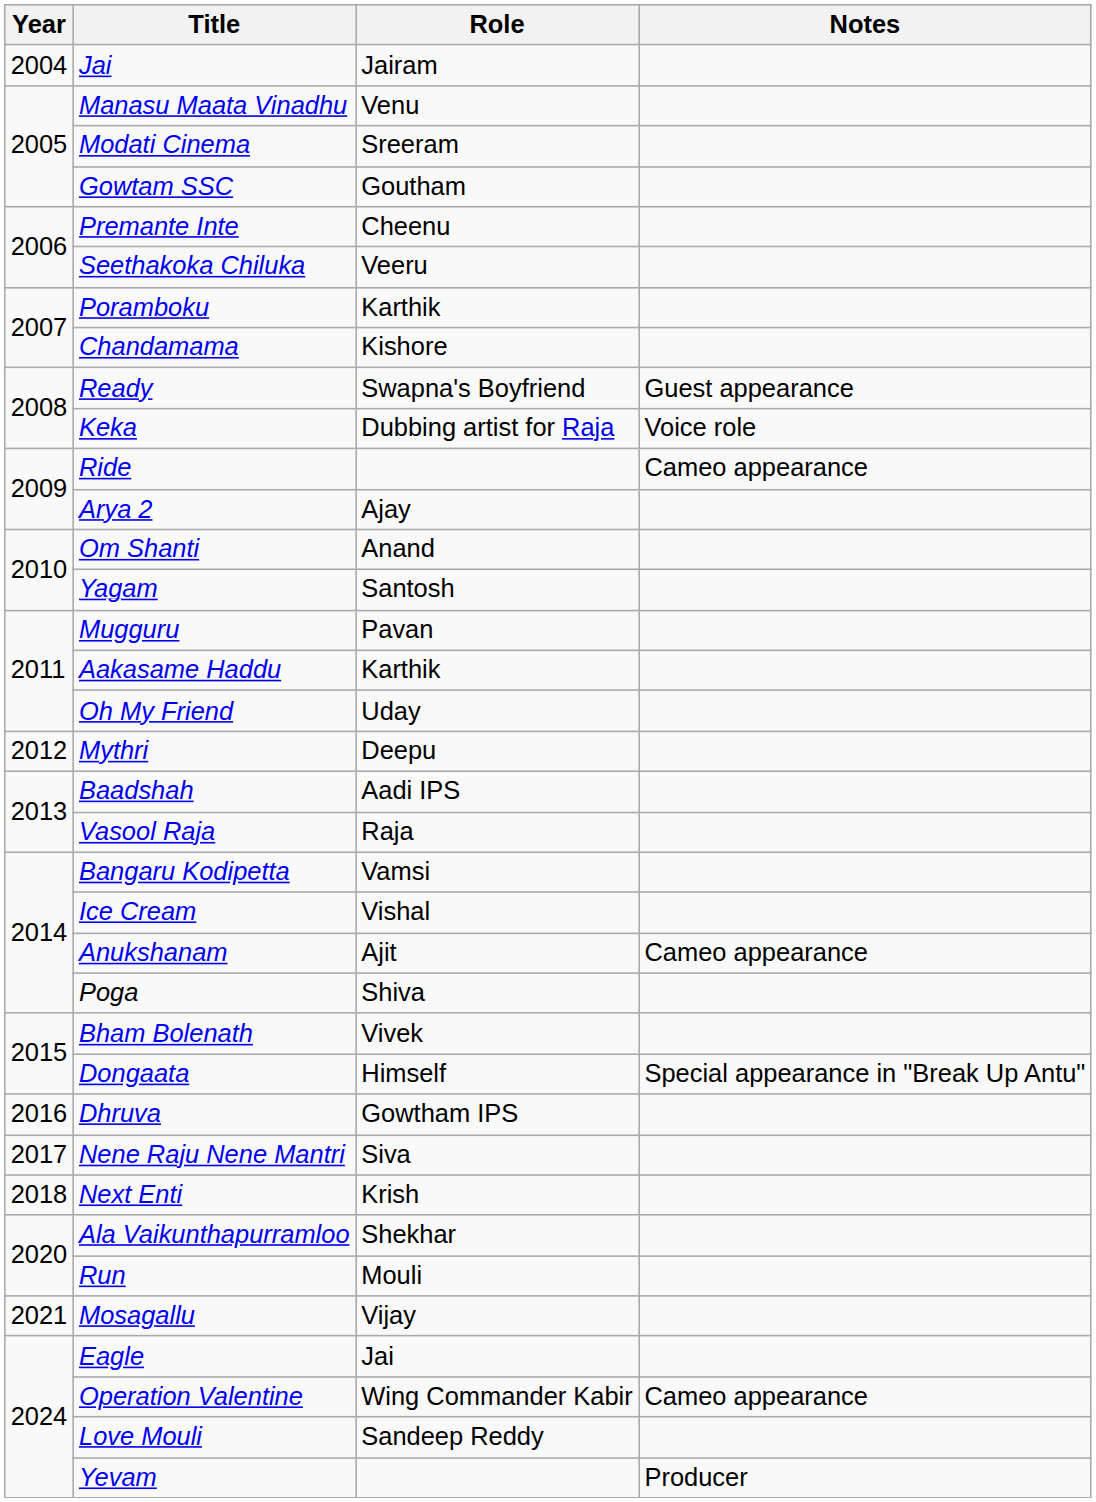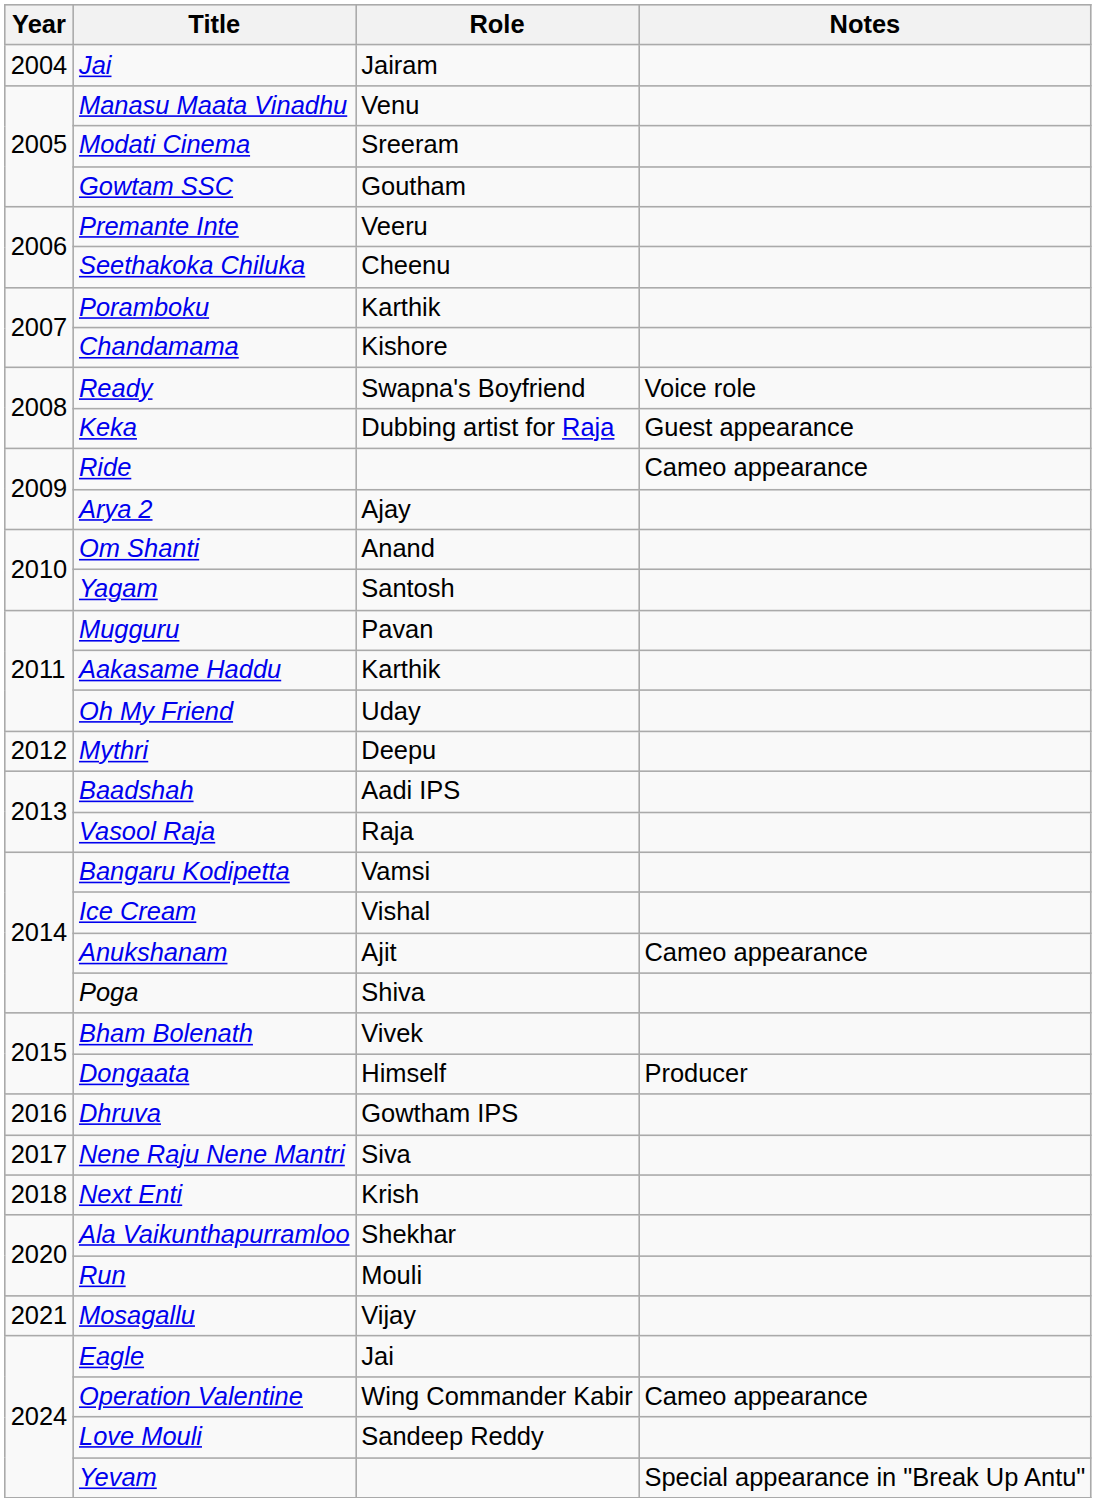(406, 226) Cheenu -> (395, 226) Veeru
(395, 266) Veeru -> (406, 266) Cheenu
(749, 387) Guest appearance -> (700, 387) Voice role
(700, 428) Voice role -> (749, 428) Guest appearance
(865, 1073) Special appearance in "Break Up Antu" -> (696, 1073) Producer
(696, 1477) Producer -> (865, 1477) Special appearance in "Break Up Antu"
